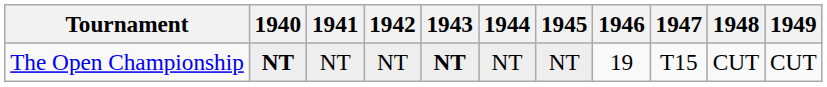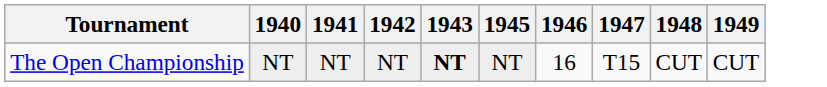- column: (507, 23)
(278, 62) bold -> (278, 62) normal
(622, 62) 19 -> (564, 62) 16
